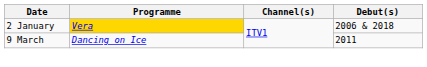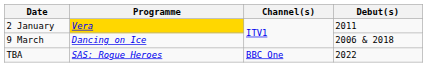(365, 26) 2006 & 2018 -> (346, 26) 2011
(346, 40) 2011 -> (365, 40) 2006 & 2018
+ row: (14, 55)
